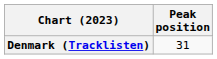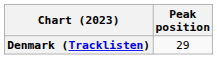(183, 45) 31 -> (183, 45) 29
